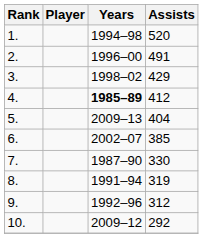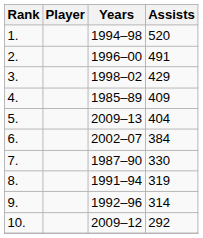(117, 98) bold -> (117, 98) normal
(159, 98) 412 -> (159, 98) 409
(159, 139) 385 -> (159, 139) 384
(159, 202) 312 -> (159, 202) 314
